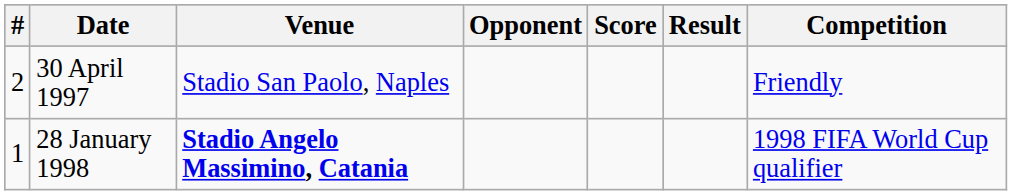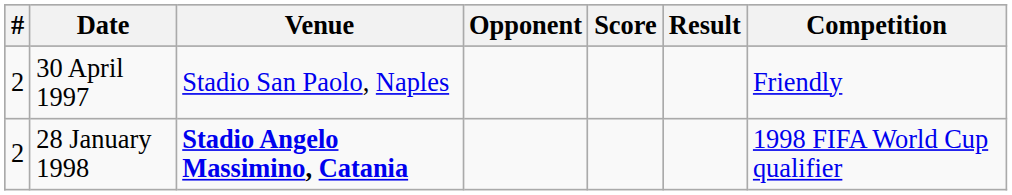(18, 153) 1 -> (18, 153) 2
